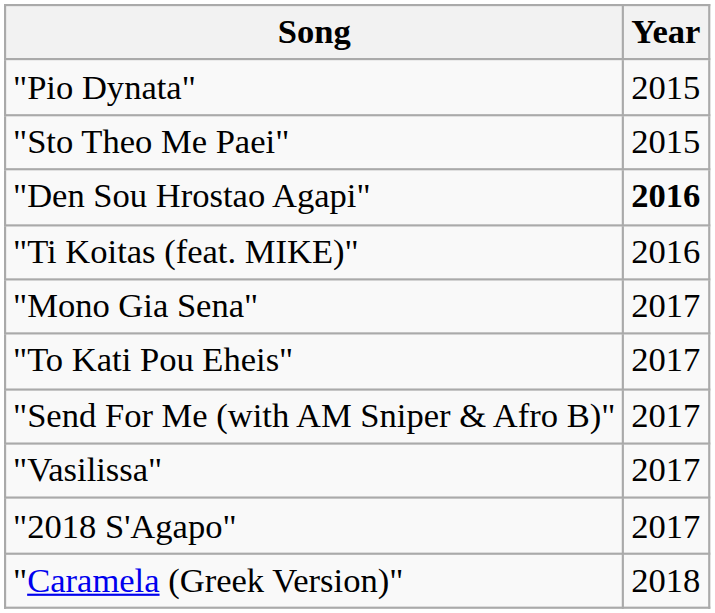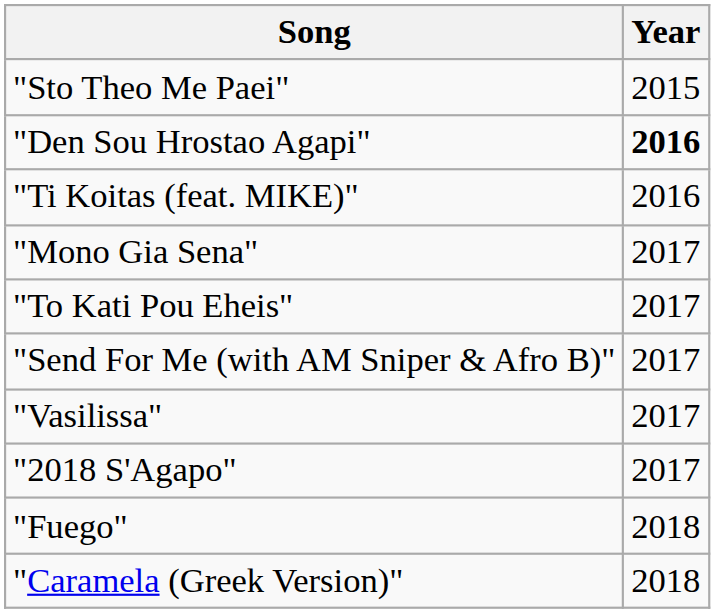- row: (104, 86)
+ row: (70, 525)
